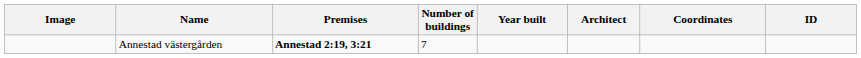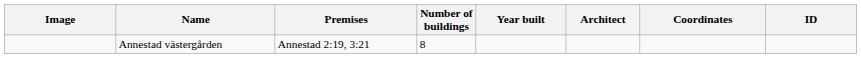(323, 44) bold -> (324, 44) normal
(424, 44) 7 -> (423, 44) 8
